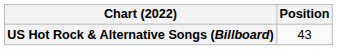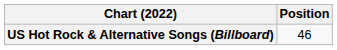(304, 34) 43 -> (304, 34) 46
